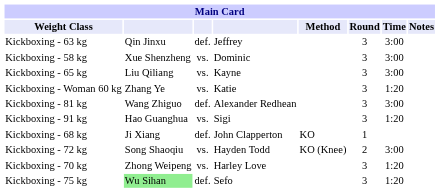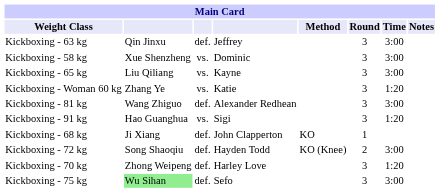(203, 150) vs. -> (203, 150) def.
(203, 165) vs. -> (203, 165) def.
(394, 180) 1:20 -> (394, 180) 3:00
